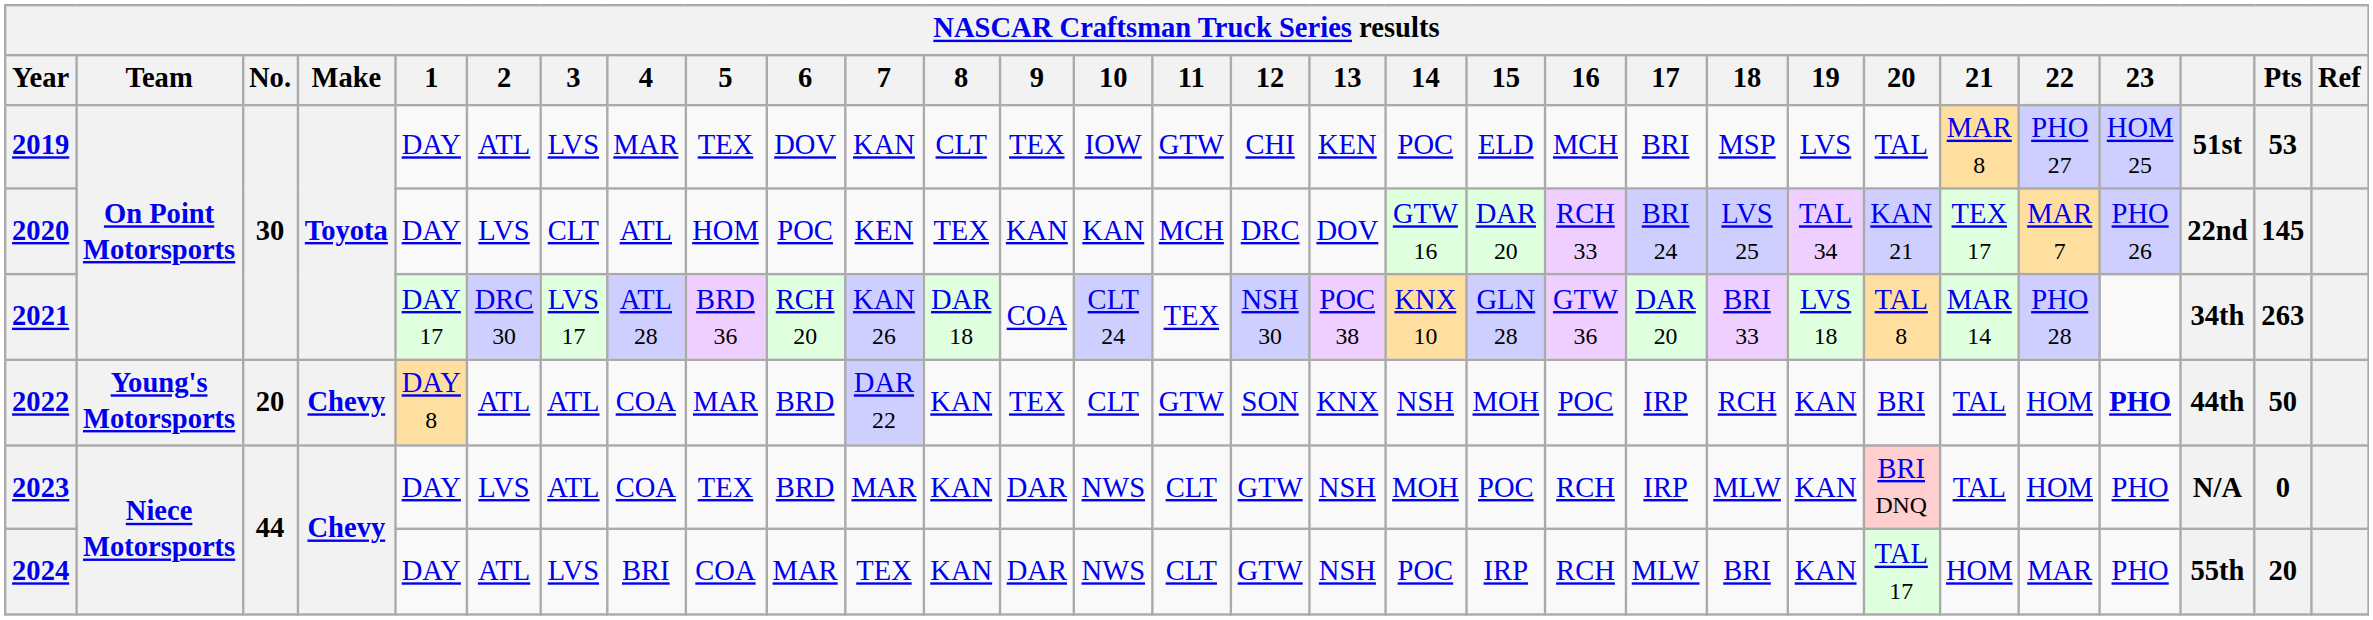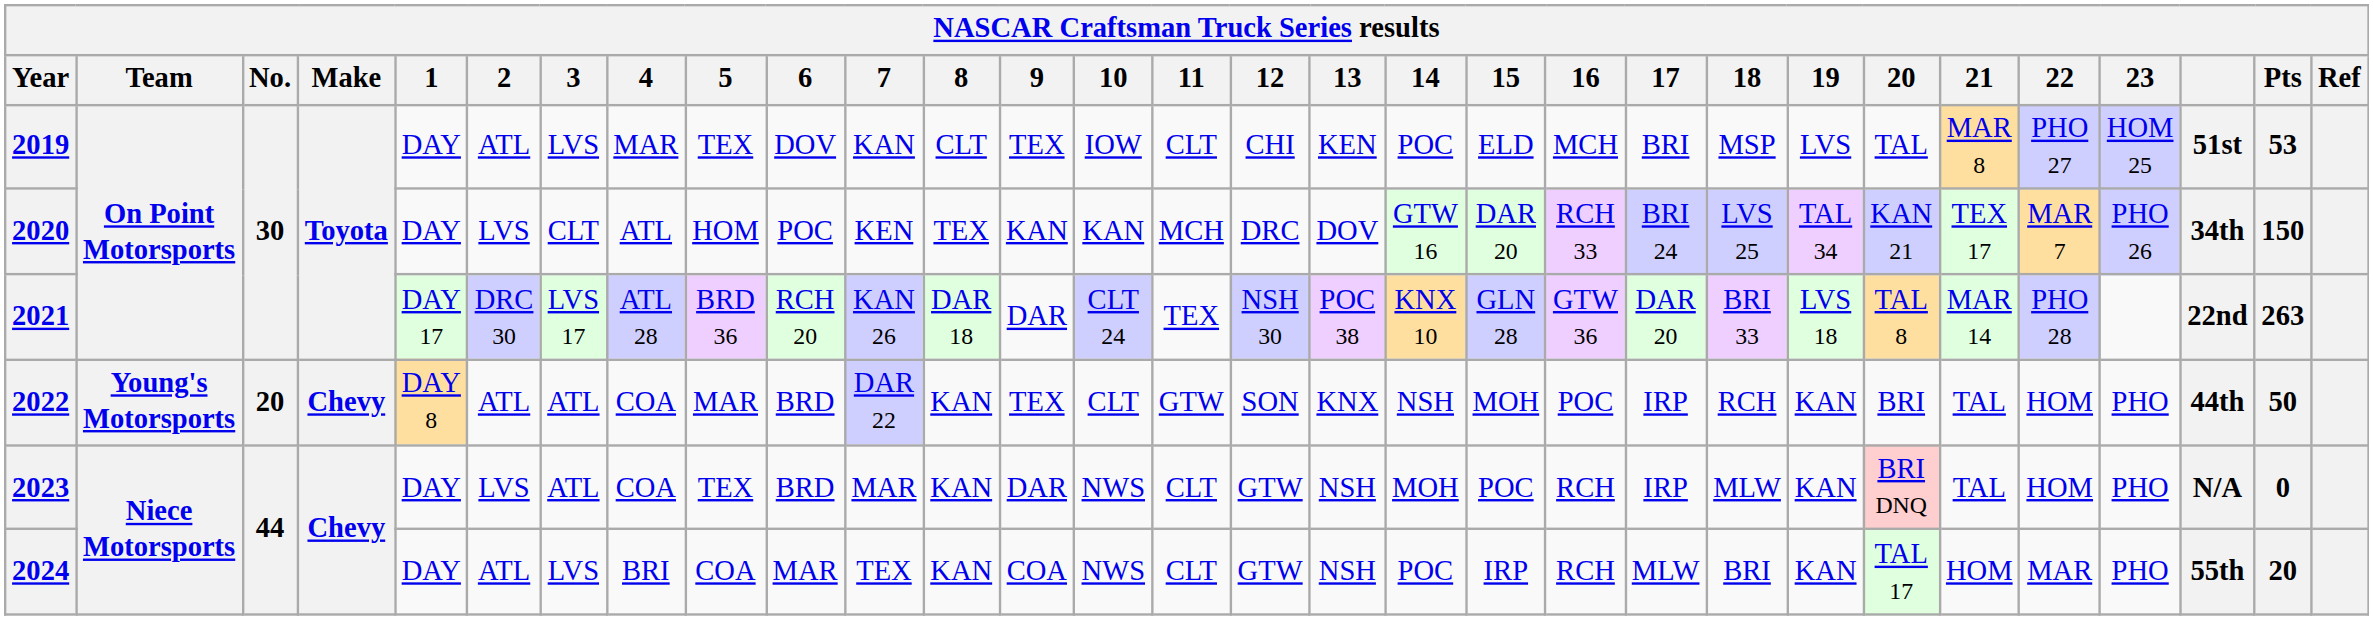(1191, 145) GTW -> (1191, 145) CLT
(2217, 231) 22nd -> (2217, 231) 34th
(2283, 231) 145 -> (2283, 231) 150
(1037, 316) COA -> (1037, 316) DAR
(2217, 316) 34th -> (2217, 316) 22nd
(2140, 401) bold -> (2140, 401) normal
(1037, 571) DAR -> (1037, 571) COA
